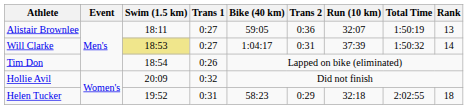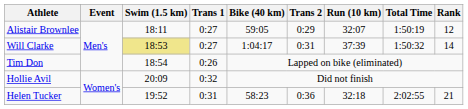(306, 29) 0:36 -> (306, 29) 0:29
(449, 29) 13 -> (449, 29) 12
(306, 96) 0:29 -> (306, 96) 0:36
(449, 96) 18 -> (449, 96) 21
